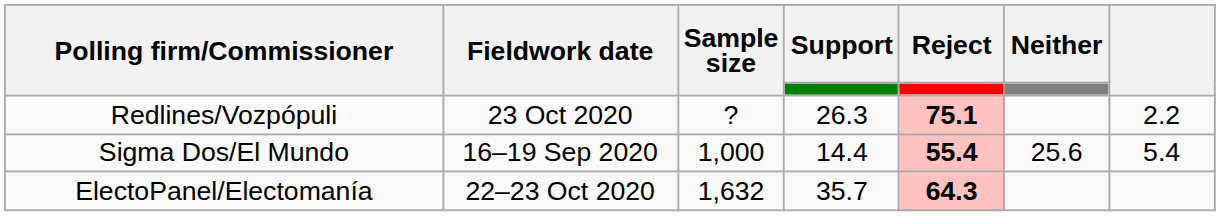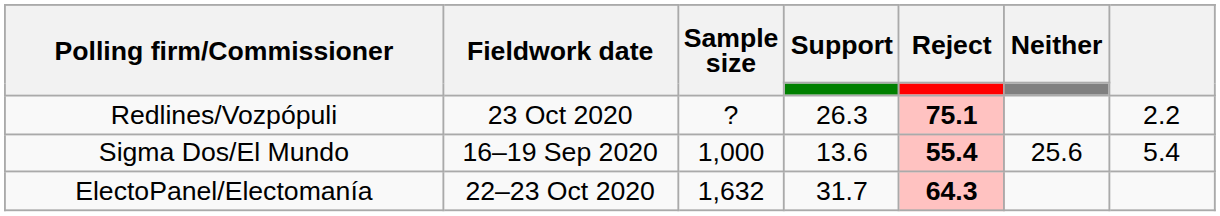(842, 153) 14.4 -> (842, 153) 13.6
(842, 191) 35.7 -> (842, 191) 31.7
